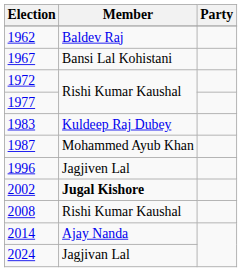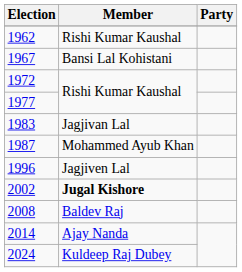(93, 37) Baldev Raj -> (122, 37) Rishi Kumar Kaushal
(117, 124) Kuldeep Raj Dubey -> (96, 124) Jagjivan Lal
(122, 211) Rishi Kumar Kaushal -> (93, 211) Baldev Raj
(96, 255) Jagjivan Lal -> (117, 255) Kuldeep Raj Dubey
